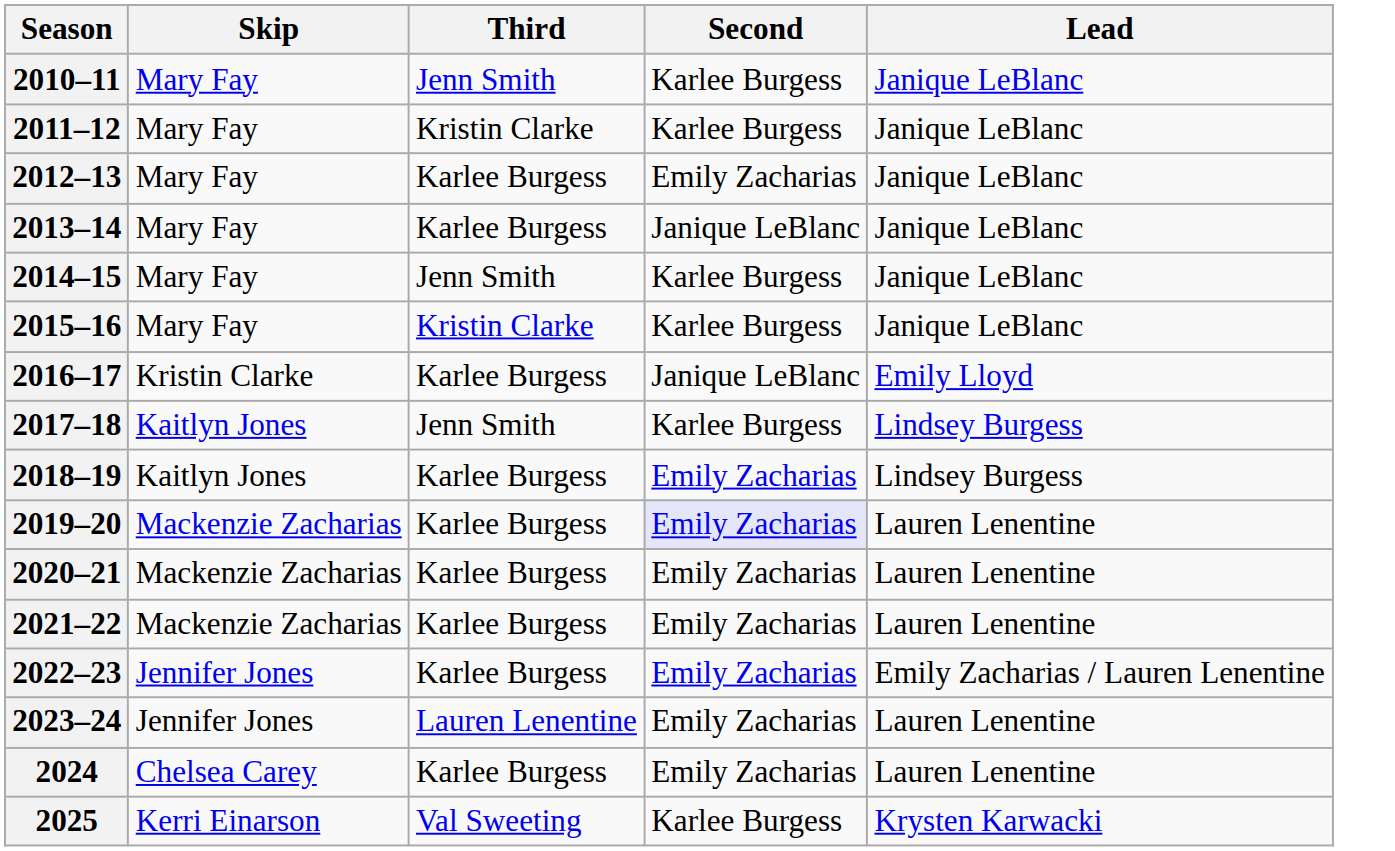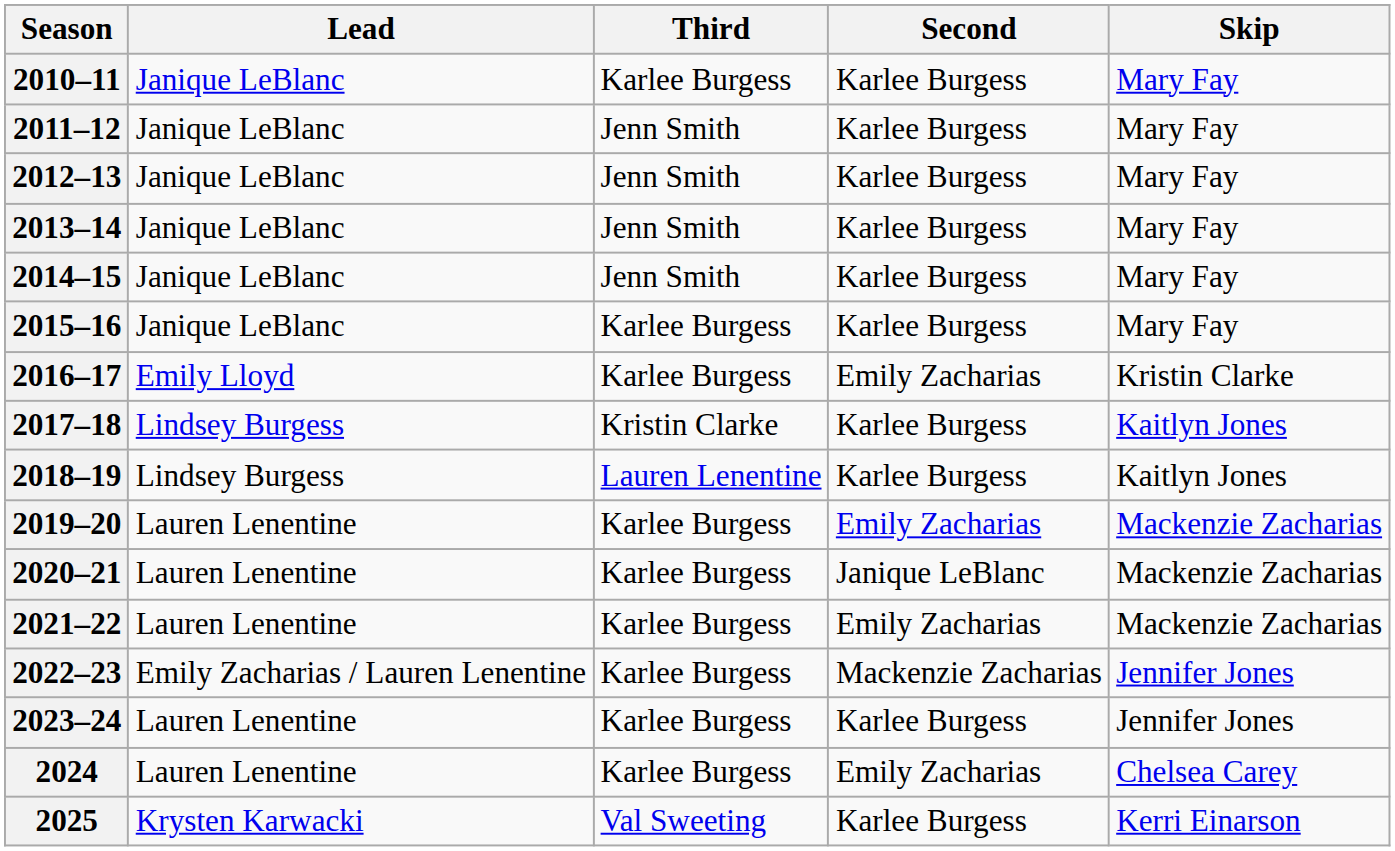columns swapped: (269, 29) <-> (1100, 29)
(486, 78) Jenn Smith -> (696, 78) Karlee Burgess
(505, 128) Kristin Clarke -> (670, 128) Jenn Smith
(511, 177) Karlee Burgess -> (670, 177) Jenn Smith
(754, 177) Emily Zacharias -> (931, 177) Karlee Burgess
(511, 227) Karlee Burgess -> (670, 227) Jenn Smith
(756, 227) Janique LeBlanc -> (931, 227) Karlee Burgess
(505, 326) Kristin Clarke -> (696, 326) Karlee Burgess
(756, 375) Janique LeBlanc -> (939, 375) Emily Zacharias
(486, 425) Jenn Smith -> (689, 425) Kristin Clarke
(511, 474) Karlee Burgess -> (711, 474) Lauren Lenentine
(754, 474) Emily Zacharias -> (931, 474) Karlee Burgess
(754, 524) lavender background -> (939, 524) no background
(754, 573) Emily Zacharias -> (940, 573) Janique LeBlanc
(754, 672) Emily Zacharias -> (969, 672) Mackenzie Zacharias
(526, 721) Lauren Lenentine -> (696, 721) Karlee Burgess
(754, 721) Emily Zacharias -> (931, 721) Karlee Burgess
